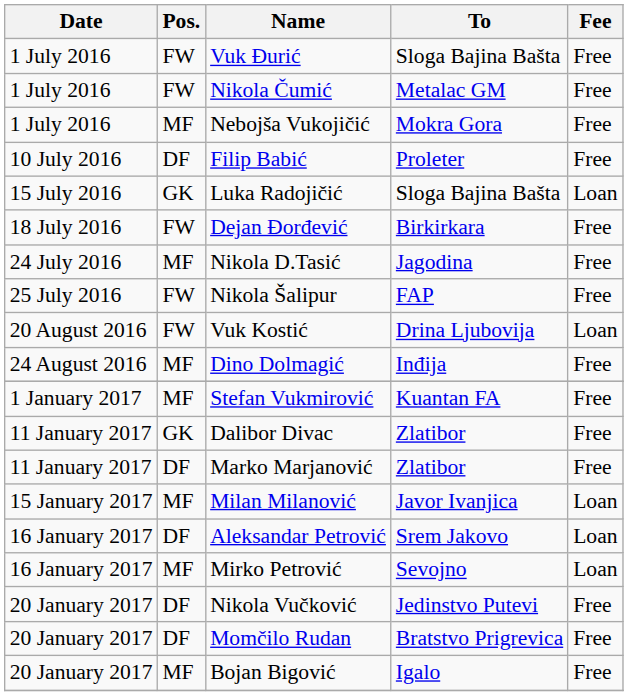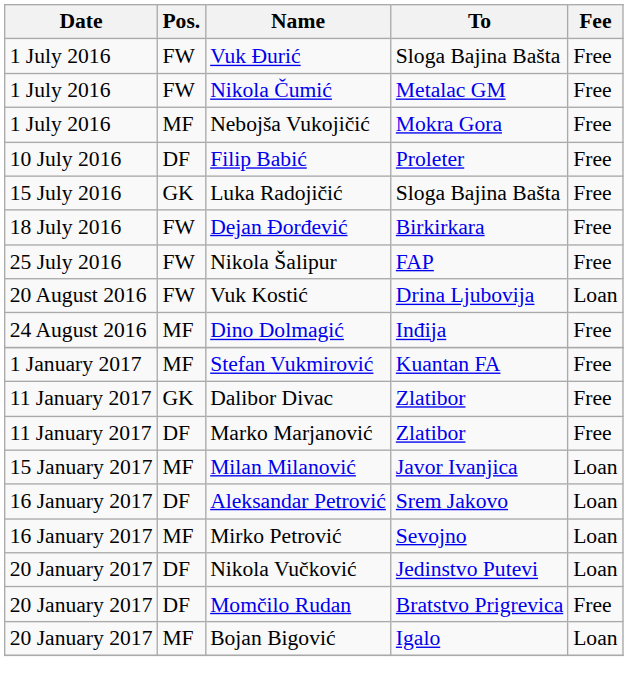(595, 192) Loan -> (592, 192) Free
- row: (275, 261)
(592, 603) Free -> (595, 569) Loan
(592, 672) Free -> (595, 638) Loan
